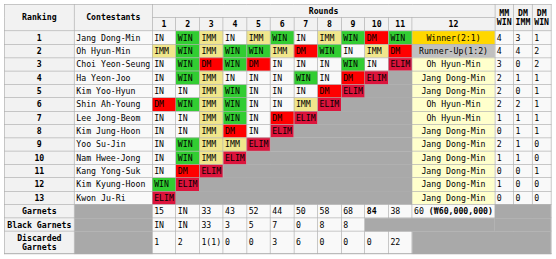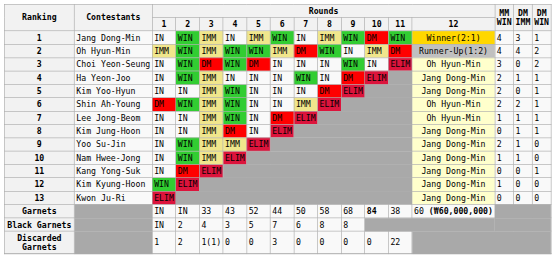(159, 211) 15 -> (159, 211) IN
(183, 225) IN -> (180, 225) 2
(206, 225) 33 -> (204, 225) 4
(298, 225) 0 -> (298, 225) 6
(298, 243) 6 -> (298, 243) 0
